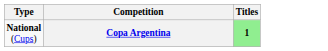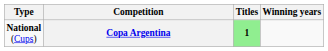+ column: (292, 12)
